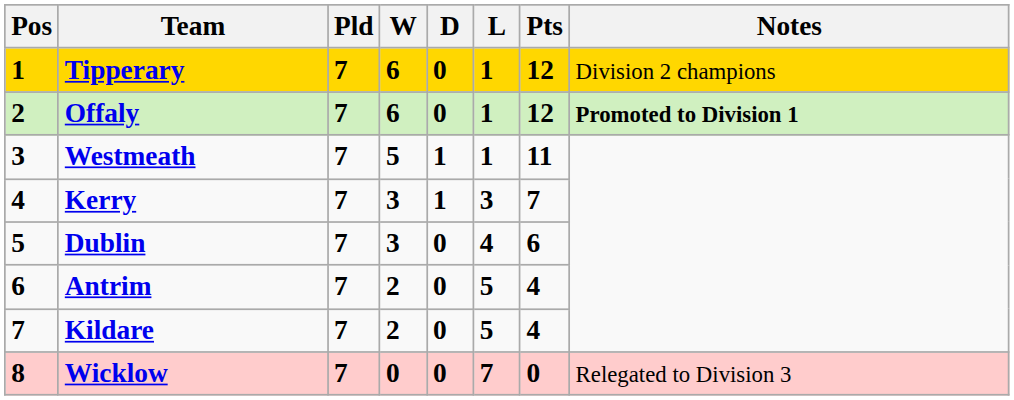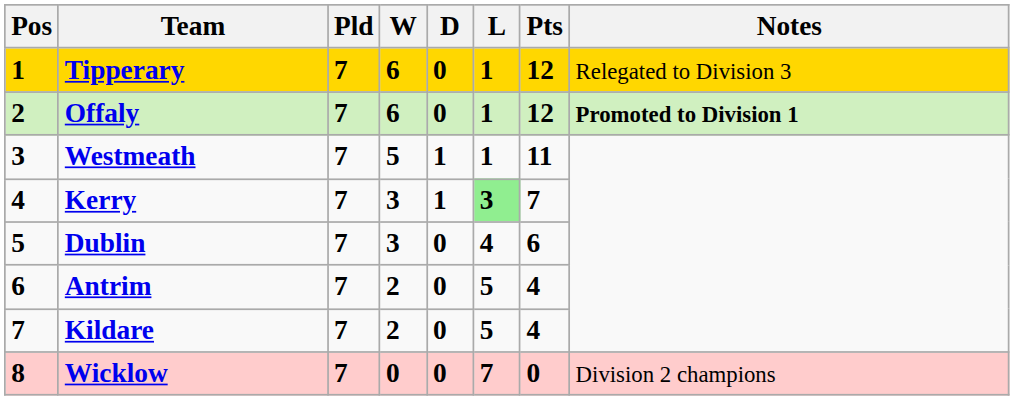(676, 71) Division 2 champions -> (684, 71) Relegated to Division 3
(487, 199) no background -> (487, 199) lightgreen background
(684, 375) Relegated to Division 3 -> (676, 375) Division 2 champions
